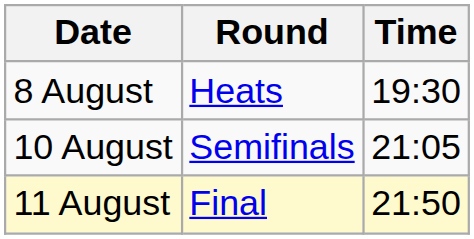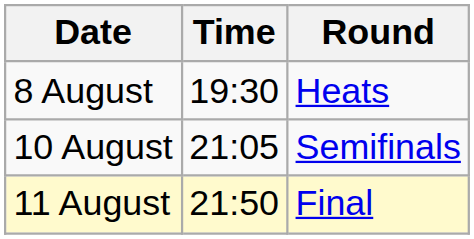columns swapped: (416, 32) <-> (272, 32)
